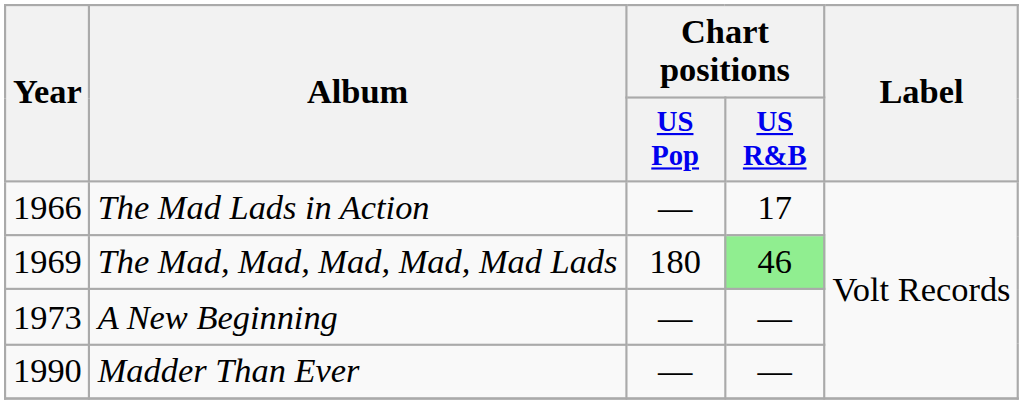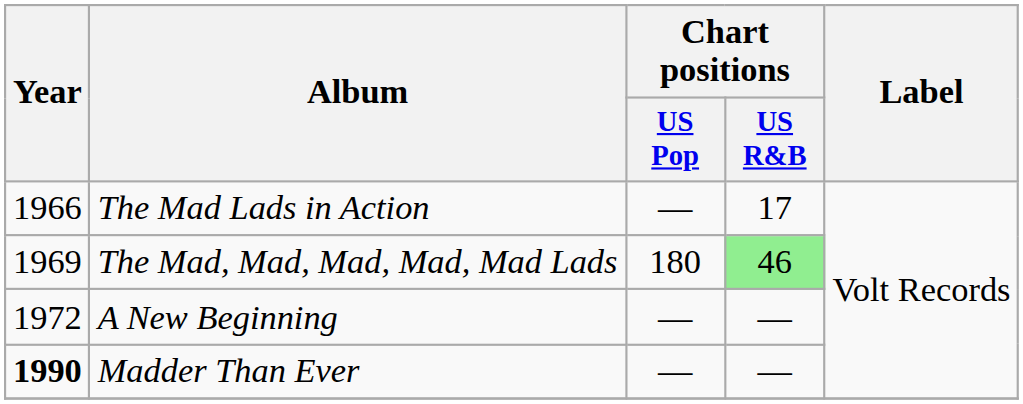(47, 316) 1973 -> (47, 316) 1972
(47, 371) normal -> (47, 371) bold
